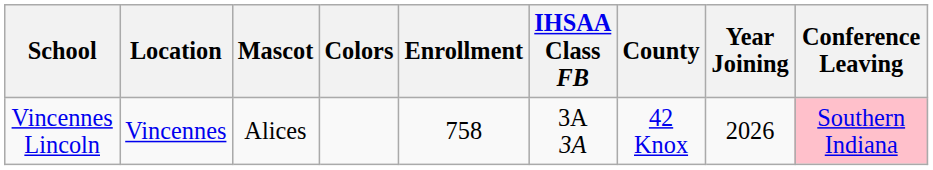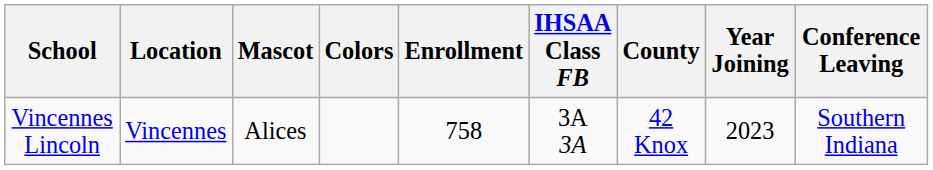(750, 130) 2026 -> (750, 130) 2023
(861, 130) pink background -> (861, 130) no background
